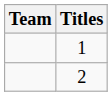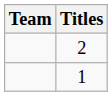rows swapped: (82, 76) <-> (82, 47)
